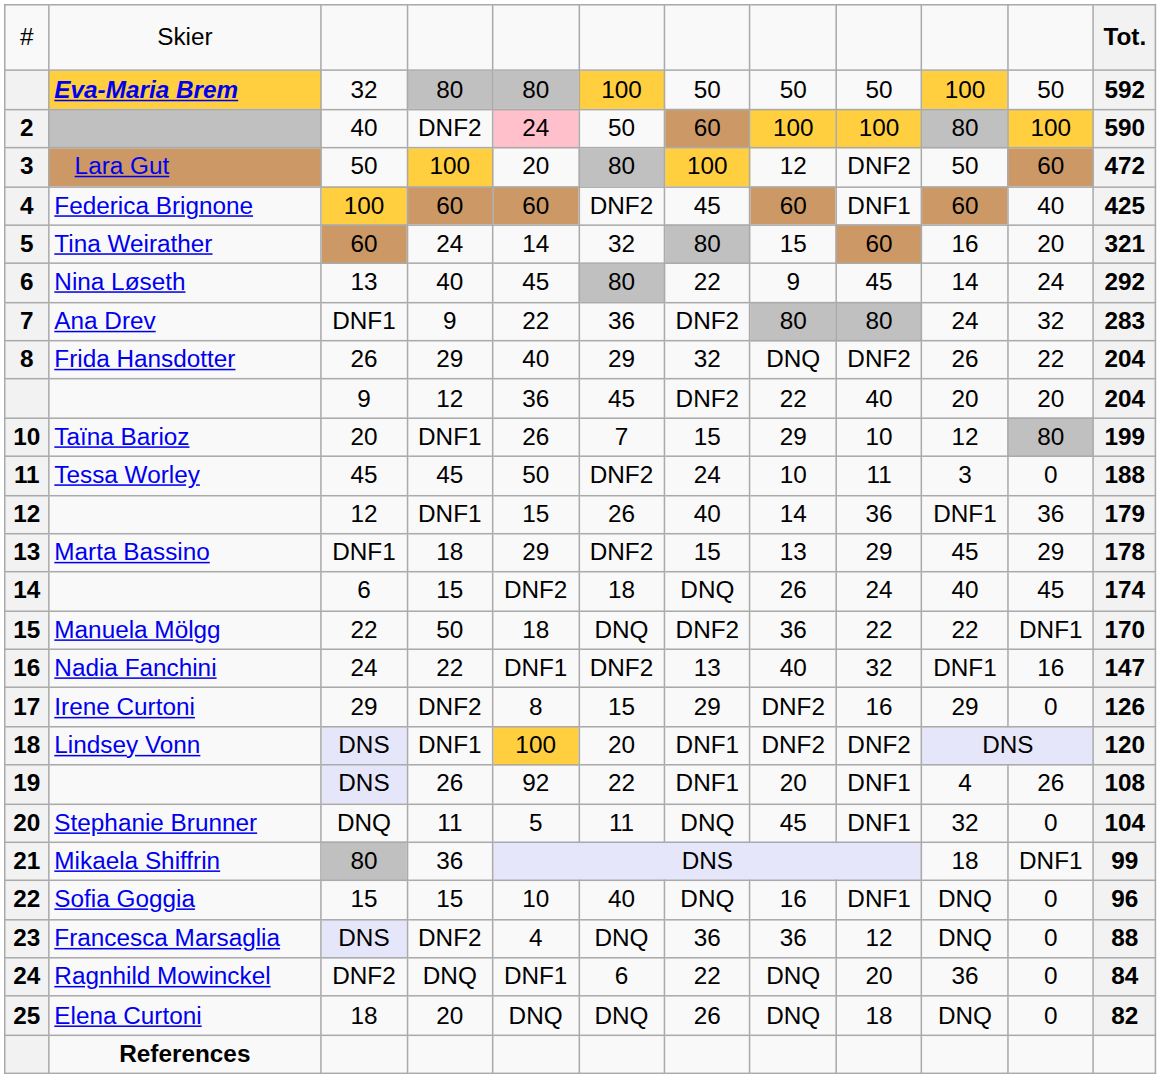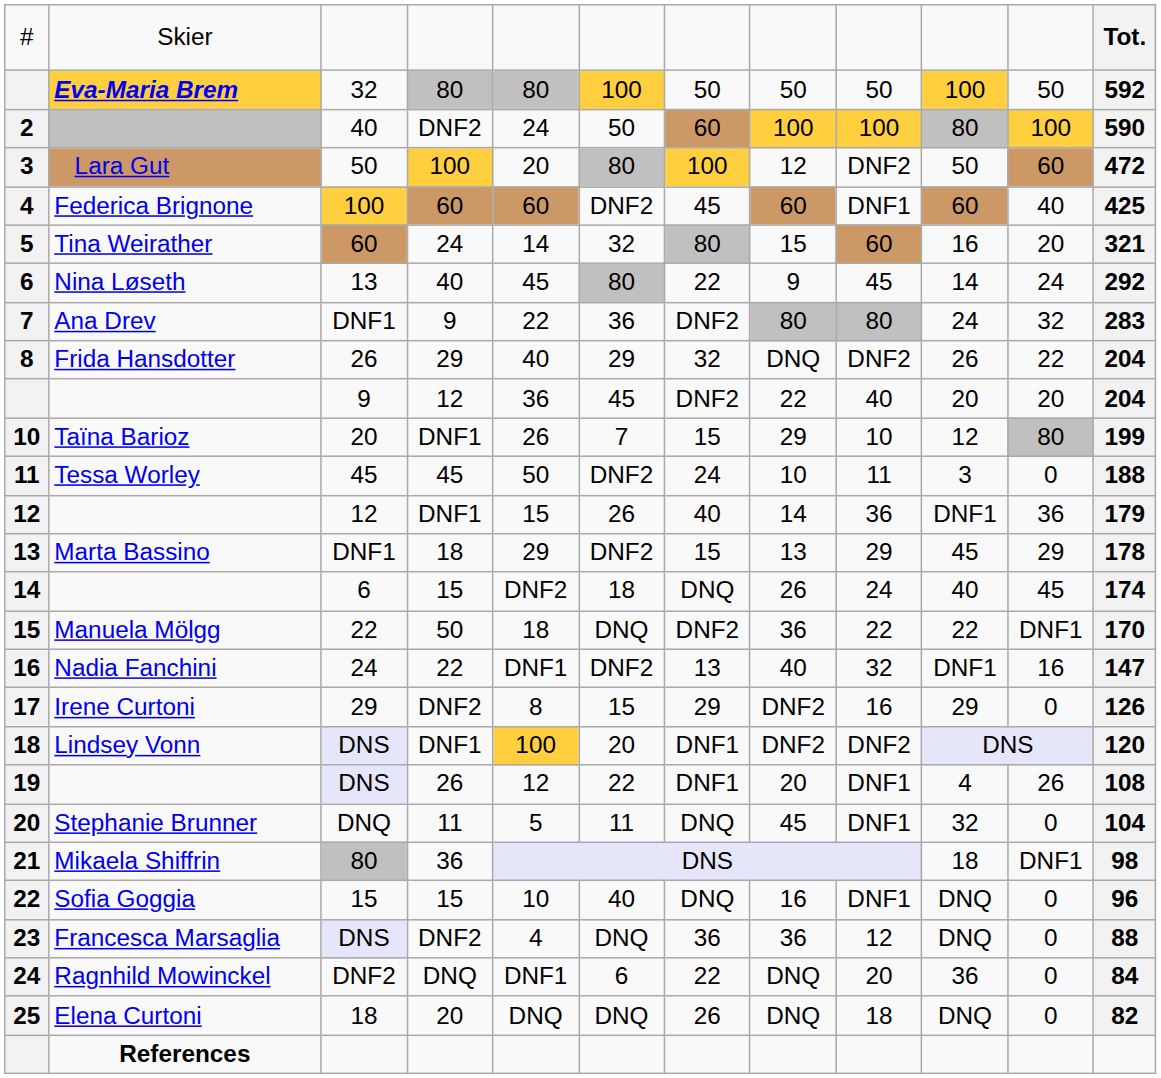(536, 128) pink background -> (536, 128) no background
(536, 783) 92 -> (536, 783) 12
(1125, 861) 99 -> (1125, 861) 98
